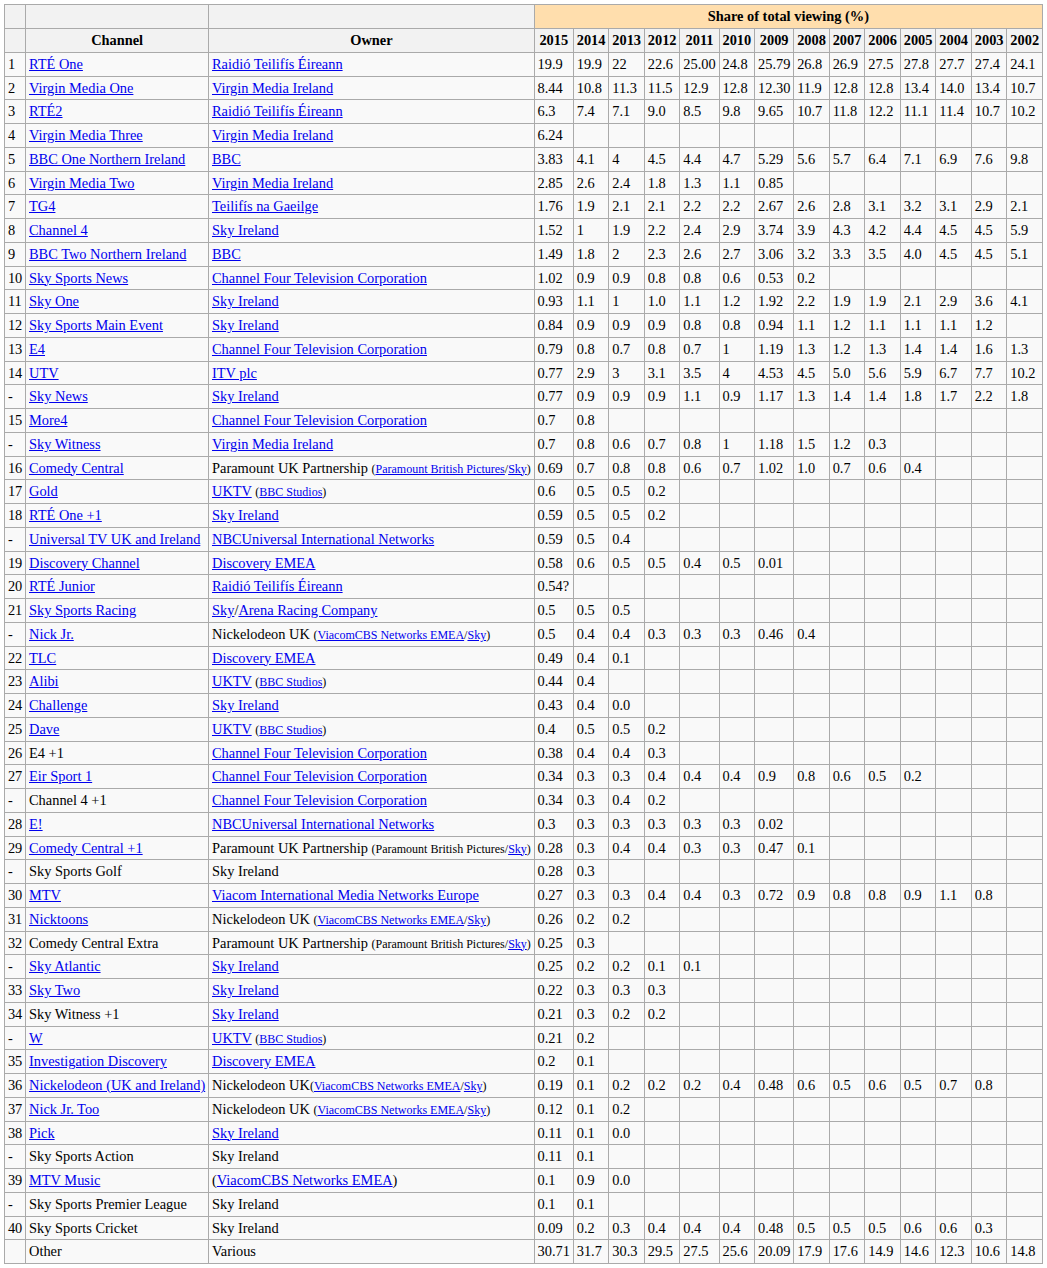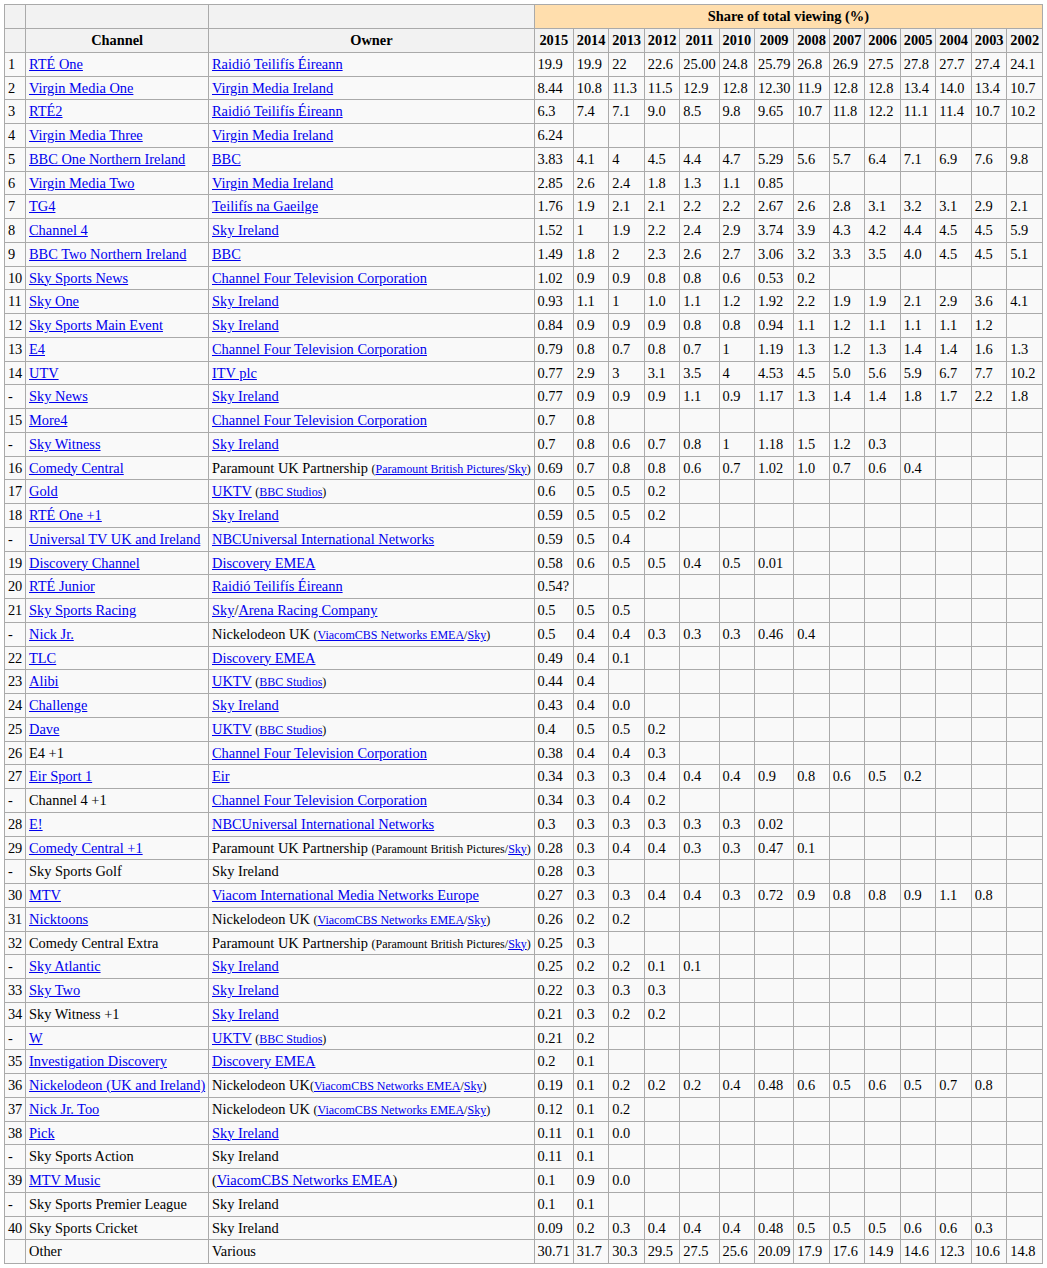(273, 444) Virgin Media Ireland -> (245, 444) Sky Ireland
(319, 776) Channel Four Television Corporation -> (221, 776) Eir
